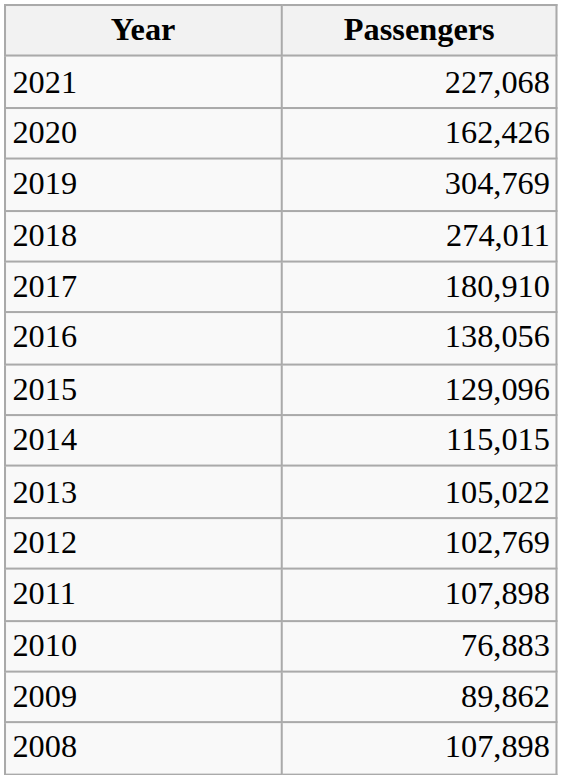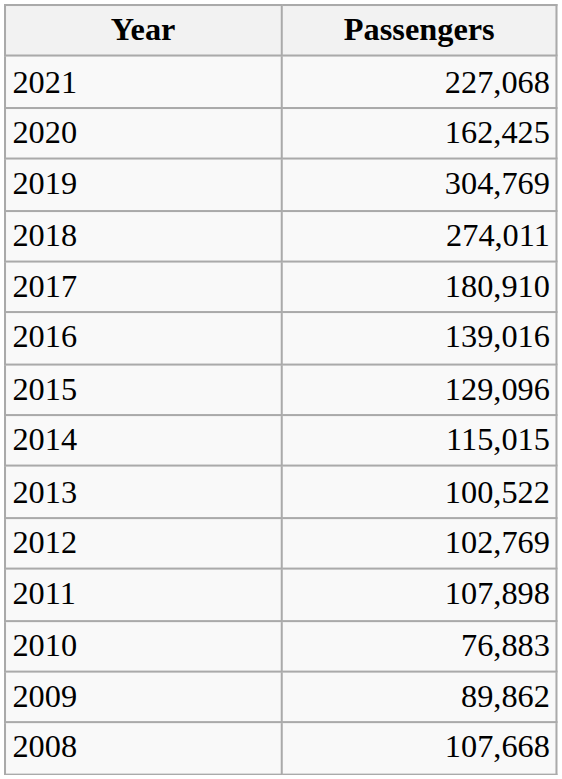(497, 132) 162,426 -> (497, 132) 162,425
(497, 337) 138,056 -> (497, 337) 139,016
(497, 491) 105,022 -> (497, 491) 100,522
(497, 747) 107,898 -> (497, 747) 107,668
